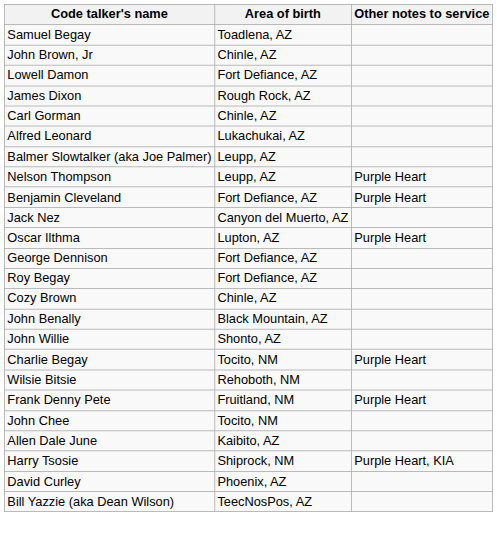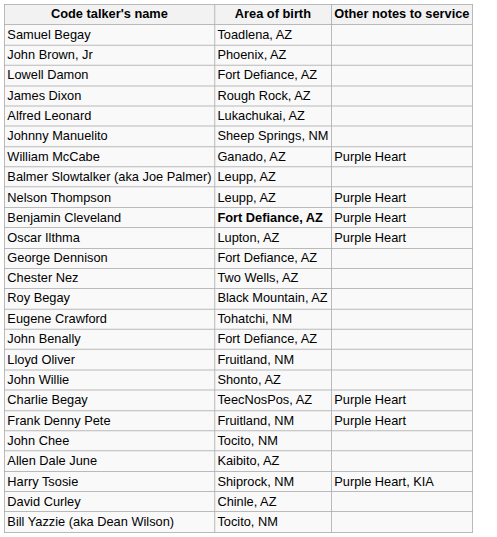(247, 55) Chinle, AZ -> (252, 55) Phoenix, AZ
- row: (44, 116)
+ row: (58, 136)
+ row: (54, 156)
(267, 197) normal -> (270, 217) bold
- row: (34, 217)
+ row: (43, 278)
(267, 278) Fort Defiance, AZ -> (273, 298) Black Mountain, AZ
- row: (42, 298)
+ row: (57, 319)
(273, 319) Black Mountain, AZ -> (267, 339) Fort Defiance, AZ
+ row: (41, 359)
(248, 359) Tocito, NM -> (265, 400) TeecNosPos, AZ
- row: (42, 380)
(252, 481) Phoenix, AZ -> (247, 501) Chinle, AZ
(265, 501) TeecNosPos, AZ -> (248, 522) Tocito, NM
